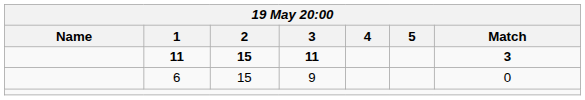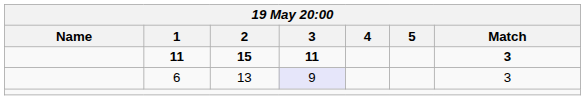(244, 78) 15 -> (244, 78) 13
(312, 78) no background -> (312, 78) lavender background
(507, 78) 0 -> (507, 78) 3
